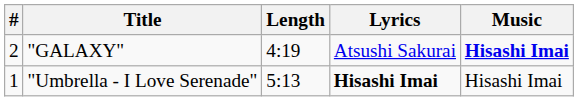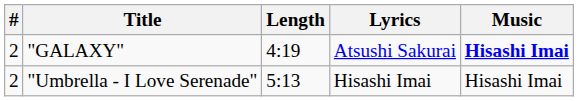(14, 80) 1 -> (14, 80) 2
(386, 80) bold -> (383, 80) normal
